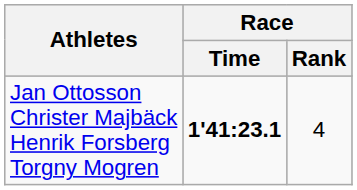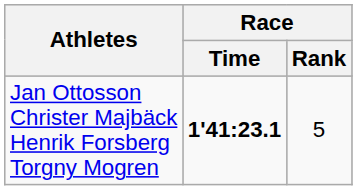(319, 131) 4 -> (319, 131) 5
